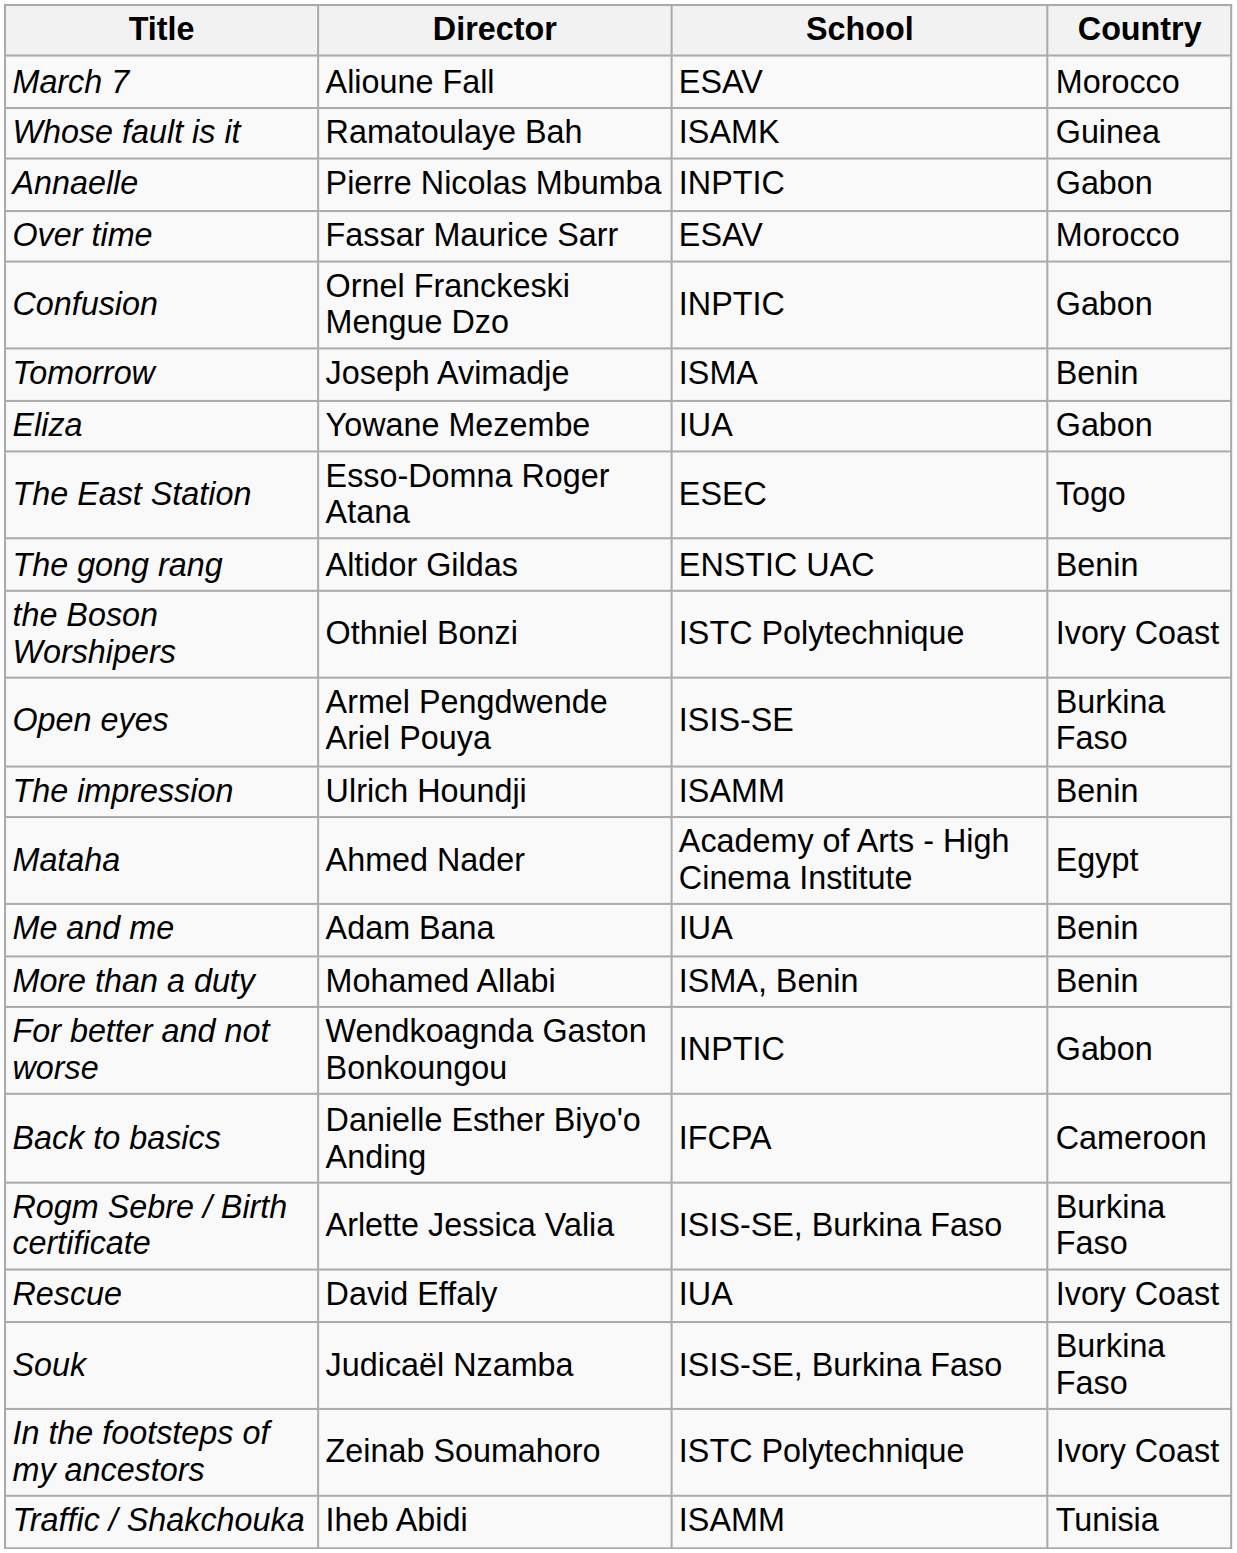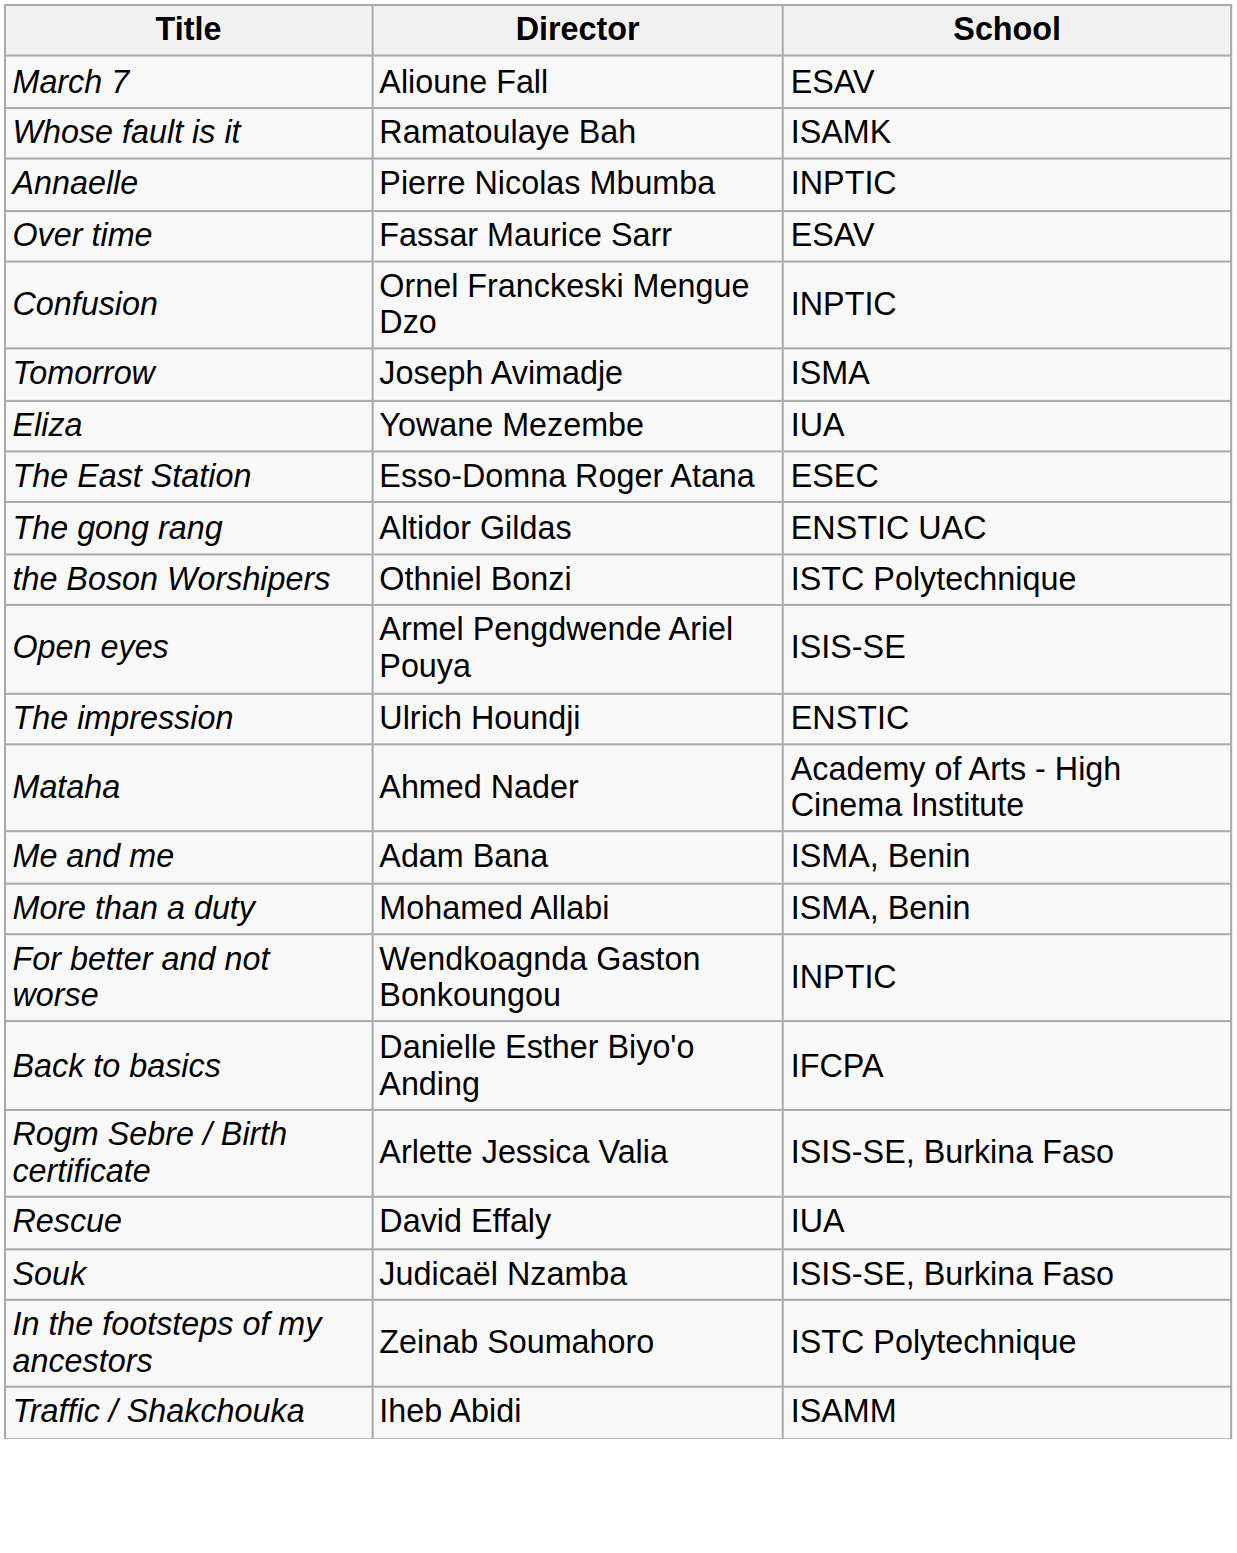- column: (1140, 30)
(732, 790) ISAMM -> (850, 717) ENSTIC
(706, 929) IUA -> (881, 856) ISMA, Benin
